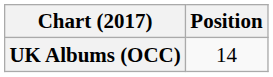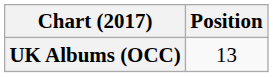(226, 54) 14 -> (226, 54) 13
